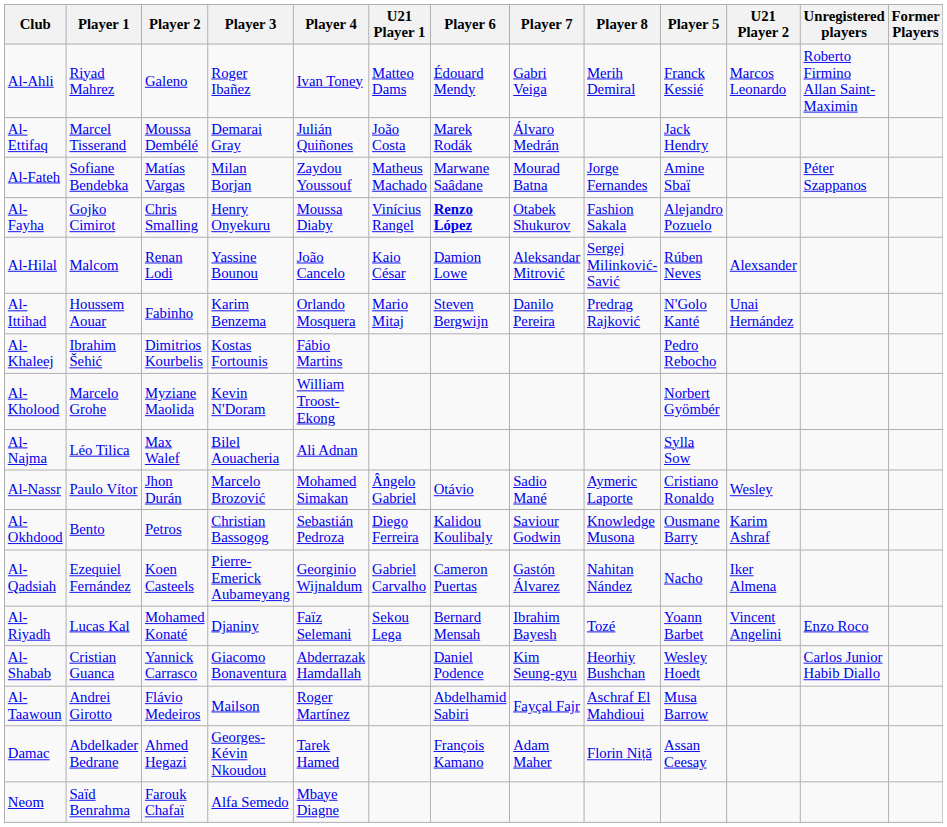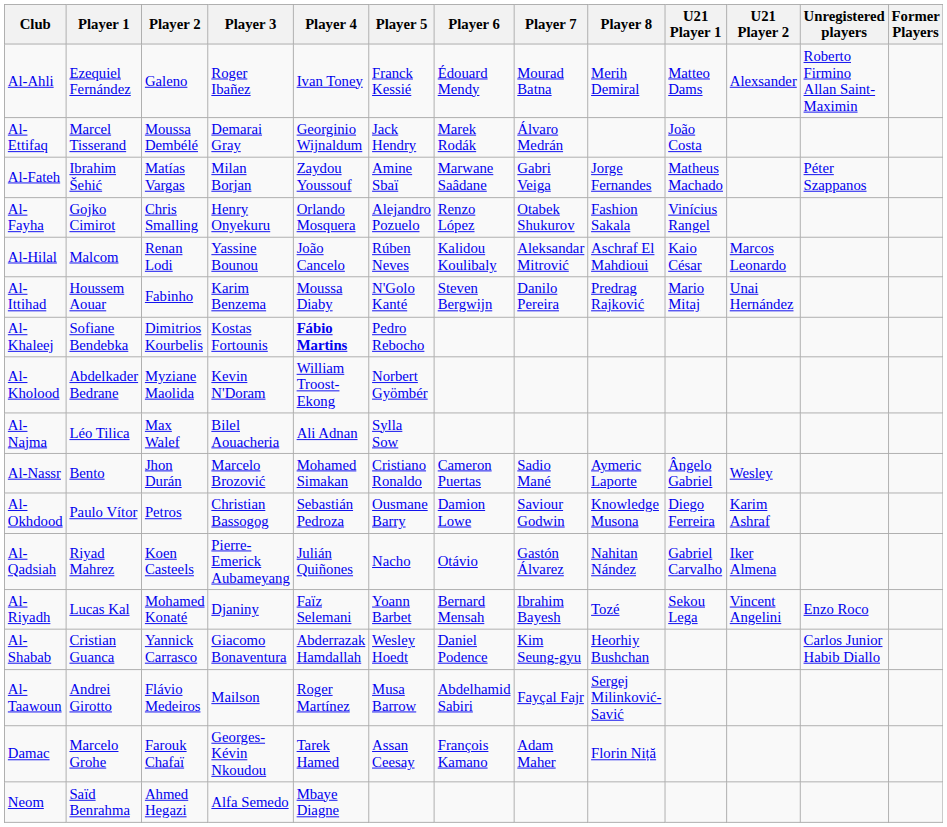columns swapped: (694, 24) <-> (399, 24)
(92, 80) Riyad Mahrez -> (100, 80) Ezequiel Fernández
(530, 80) Gabri Veiga -> (541, 80) Mourad Batna
(758, 80) Marcos Leonardo -> (763, 80) Alexsander
(325, 137) Julián Quiñones -> (329, 137) Georginio Wijnaldum
(99, 177) Sofiane Bendebka -> (93, 177) Ibrahim Šehić
(536, 177) Mourad Batna -> (534, 177) Gabri Veiga
(320, 217) Moussa Diaby -> (326, 217) Orlando Mosquera
(453, 217) bold -> (457, 217) normal
(457, 265) Damion Lowe -> (467, 257) Kalidou Koulibaly
(622, 265) Sergej Milinković-Savić -> (623, 257) Aschraf El Mahdioui
(763, 265) Alexsander -> (758, 257) Marcos Leonardo
(326, 313) Orlando Mosquera -> (320, 297) Moussa Diaby
(93, 353) Ibrahim Šehić -> (99, 336) Sofiane Bendebka
(320, 353) normal -> (322, 336) bold
(94, 401) Marcelo Grohe -> (104, 385) Abdelkader Bedrane
(103, 489) Paulo Vítor -> (87, 473) Bento
(454, 489) Otávio -> (465, 473) Cameron Puertas
(87, 529) Bento -> (103, 513) Paulo Vítor
(463, 529) Kalidou Koulibaly -> (461, 513) Damion Lowe
(100, 577) Ezequiel Fernández -> (92, 561) Riyad Mahrez
(329, 577) Georginio Wijnaldum -> (325, 561) Julián Quiñones
(461, 577) Cameron Puertas -> (458, 561) Otávio
(619, 705) Aschraf El Mahdioui -> (626, 697) Sergej Milinković-Savić
(104, 754) Abdelkader Bedrane -> (94, 754) Marcelo Grohe
(167, 754) Ahmed Hegazi -> (166, 754) Farouk Chafaï
(166, 802) Farouk Chafaï -> (167, 802) Ahmed Hegazi
